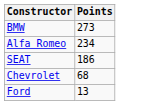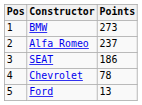+ column: (16, 13)
(86, 45) 234 -> (108, 45) 237
(83, 77) 68 -> (105, 77) 78
